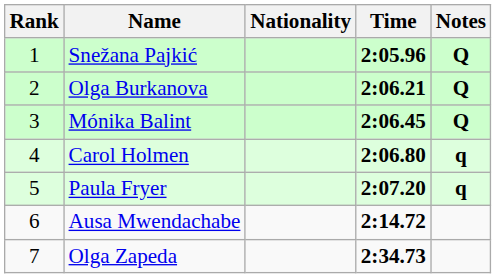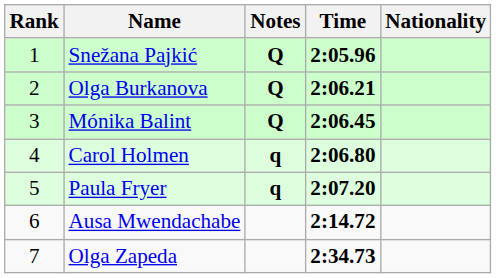columns swapped: (301, 21) <-> (461, 21)
